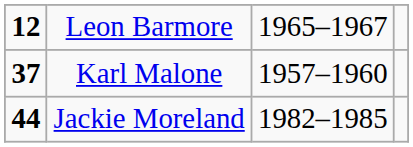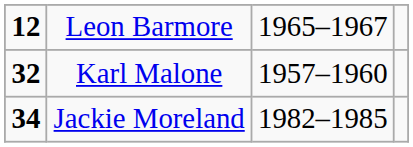(26, 73) 37 -> (26, 73) 32
(26, 118) 44 -> (26, 118) 34
